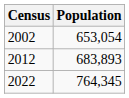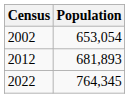(99, 59) 683,893 -> (99, 59) 681,893
